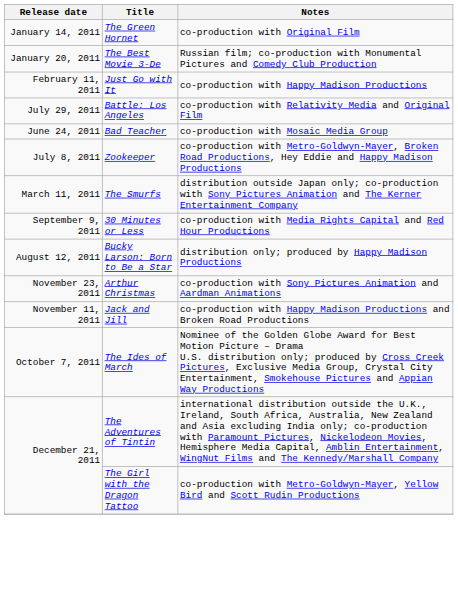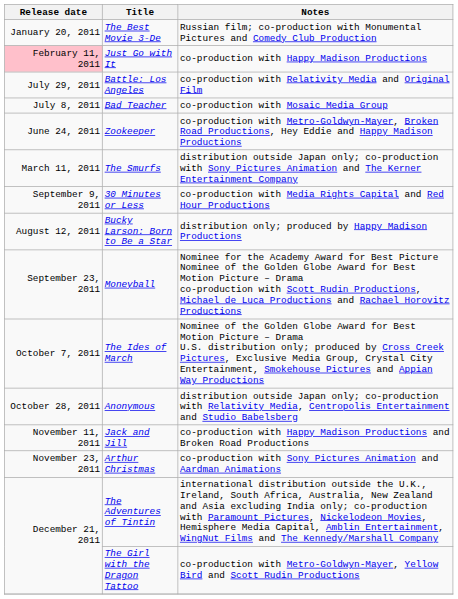- row: (130, 33)
(66, 85) no background -> (66, 59) pink background
(64, 131) June 24, 2011 -> (66, 105) July 8, 2011
(66, 158) July 8, 2011 -> (64, 131) June 24, 2011
+ row: (130, 284)
rows swapped: (136, 362) <-> (130, 289)
+ row: (130, 407)
